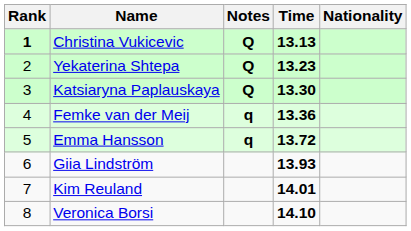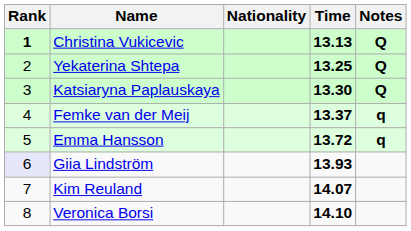columns swapped: (363, 16) <-> (248, 16)
(297, 66) 13.23 -> (333, 66) 13.25
(297, 115) 13.36 -> (333, 115) 13.37
(27, 164) no background -> (27, 164) lavender background
(297, 189) 14.01 -> (333, 189) 14.07
